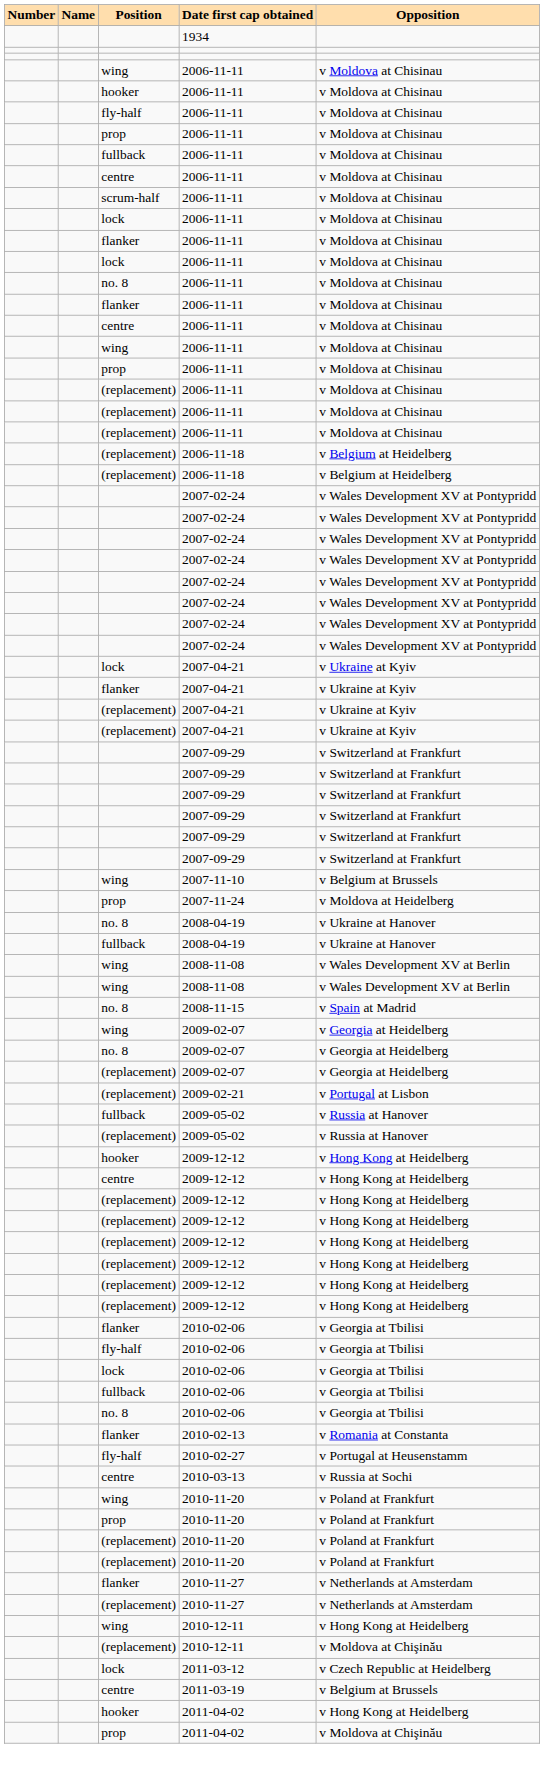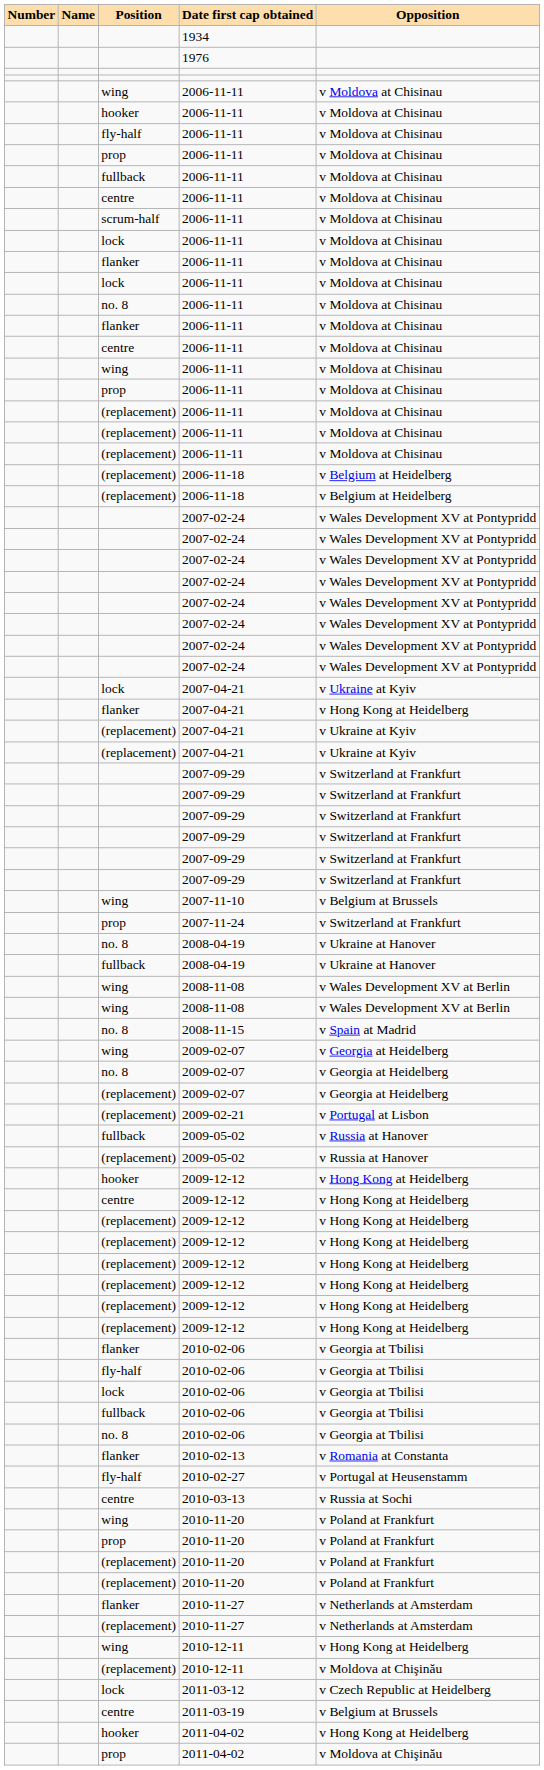+ row: (139, 58)
(368, 688) v Ukraine at Kyiv -> (394, 709) v Hong Kong at Heidelberg
(387, 901) v Moldova at Heidelberg -> (390, 922) v Switzerland at Frankfurt
